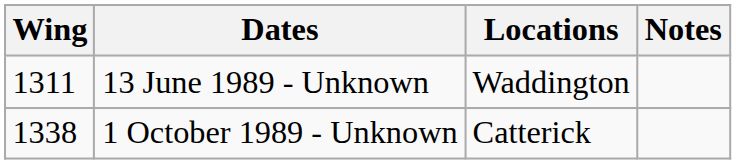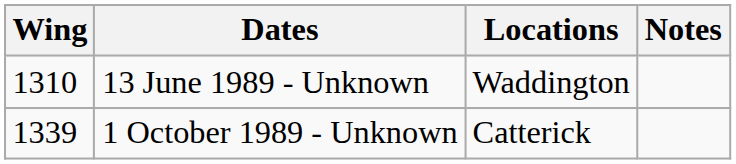(44, 81) 1311 -> (45, 81) 1310
(45, 132) 1338 -> (45, 132) 1339
